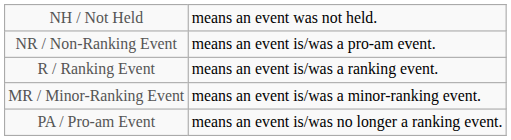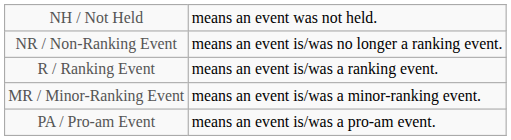(314, 44) means an event is/was a pro-am event. -> (347, 44) means an event is/was no longer a ranking event.
(347, 122) means an event is/was no longer a ranking event. -> (314, 122) means an event is/was a pro-am event.
